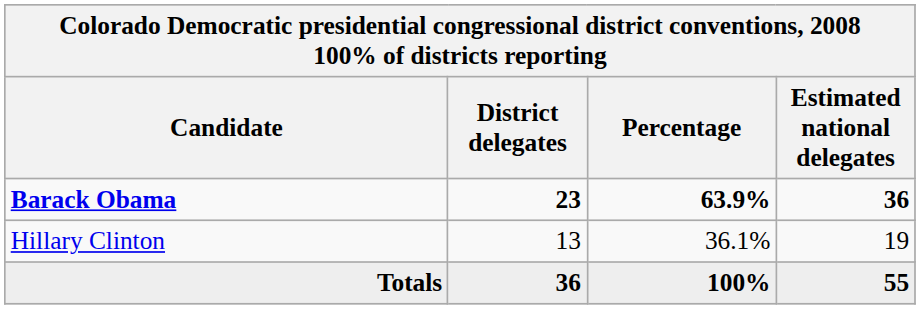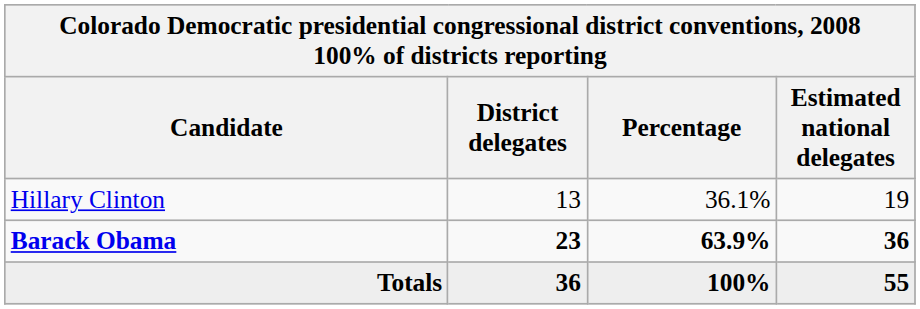rows swapped: (94, 199) <-> (88, 241)
